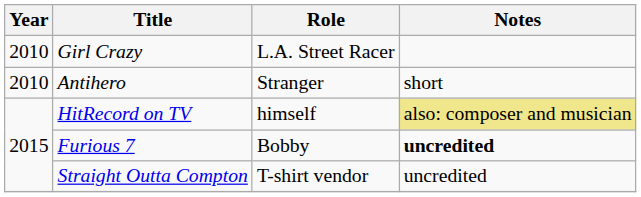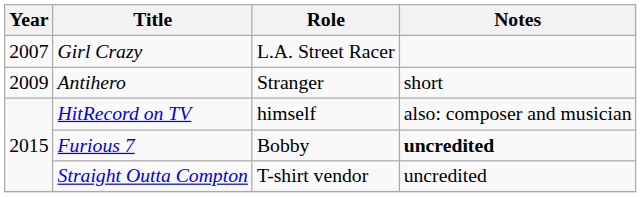(29, 51) 2010 -> (29, 51) 2007
(29, 82) 2010 -> (29, 82) 2009
(518, 113) khaki background -> (518, 113) no background
